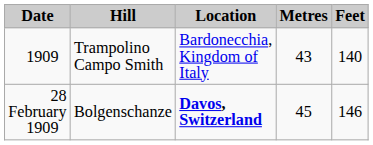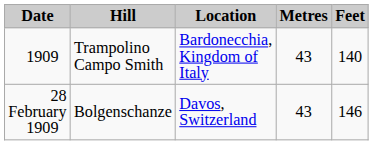(221, 112) bold -> (218, 112) normal
(304, 112) 45 -> (304, 112) 43
